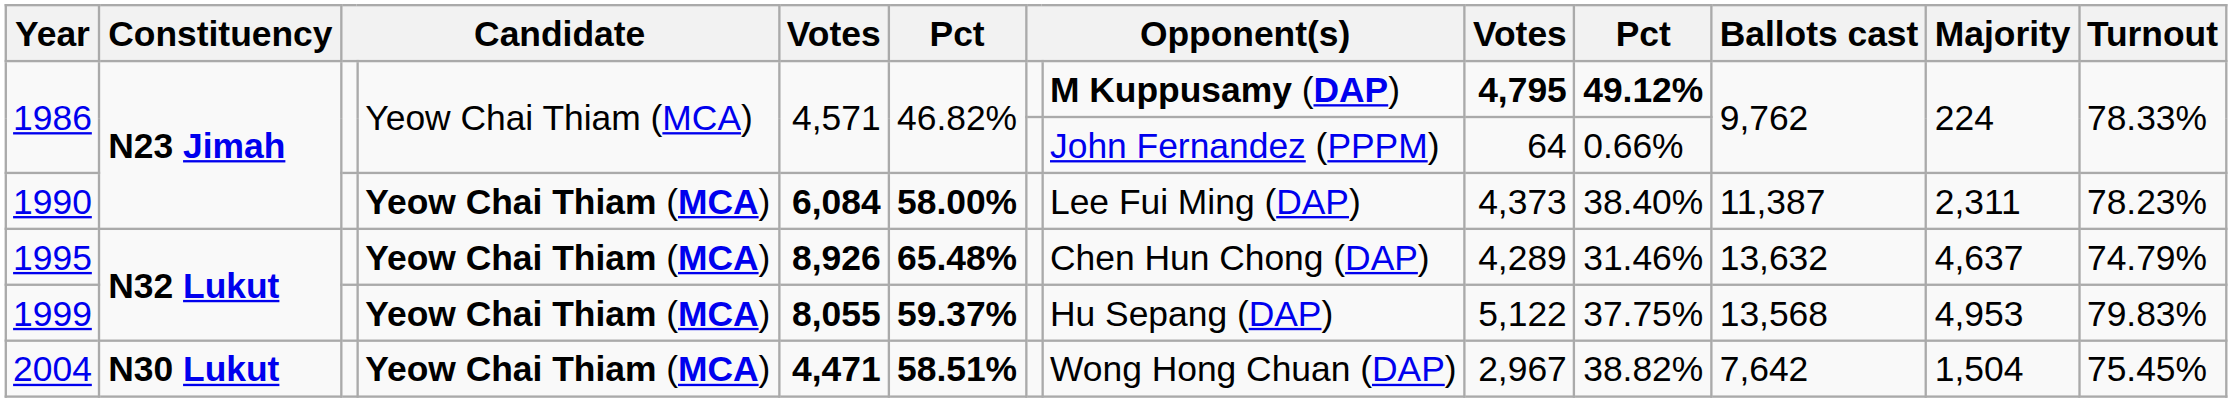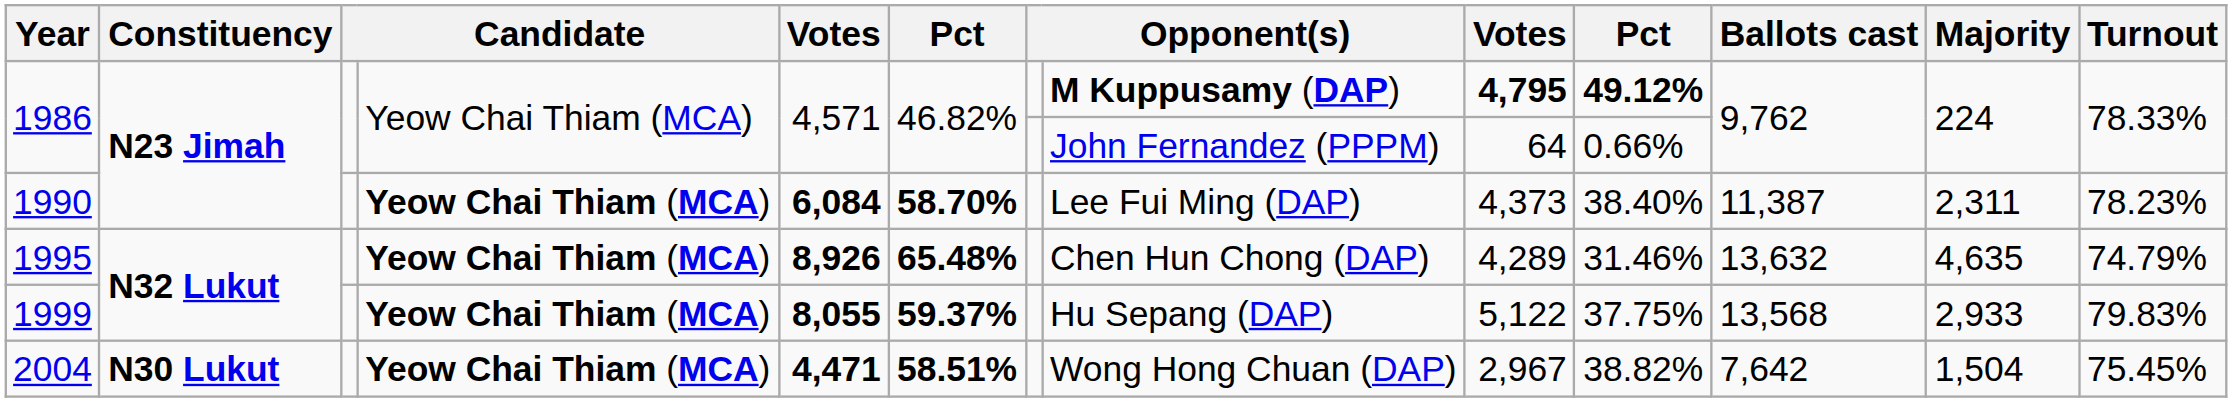(957, 201) 58.00% -> (957, 201) 58.70%
(1979, 257) 4,637 -> (1979, 257) 4,635
(1979, 314) 4,953 -> (1979, 314) 2,933
